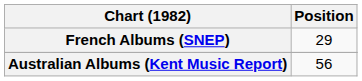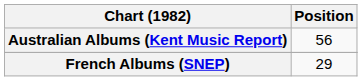rows swapped: (148, 64) <-> (148, 40)
